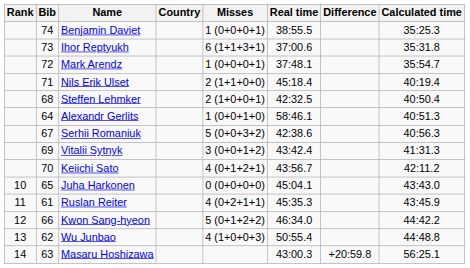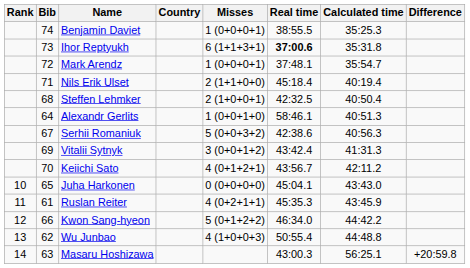columns swapped: (422, 13) <-> (350, 13)
(294, 47) normal -> (294, 47) bold
